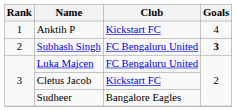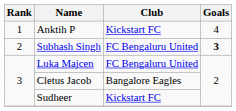(133, 81) Kickstart FC -> (143, 81) Bangalore Eagles
(143, 98) Bangalore Eagles -> (133, 98) Kickstart FC
